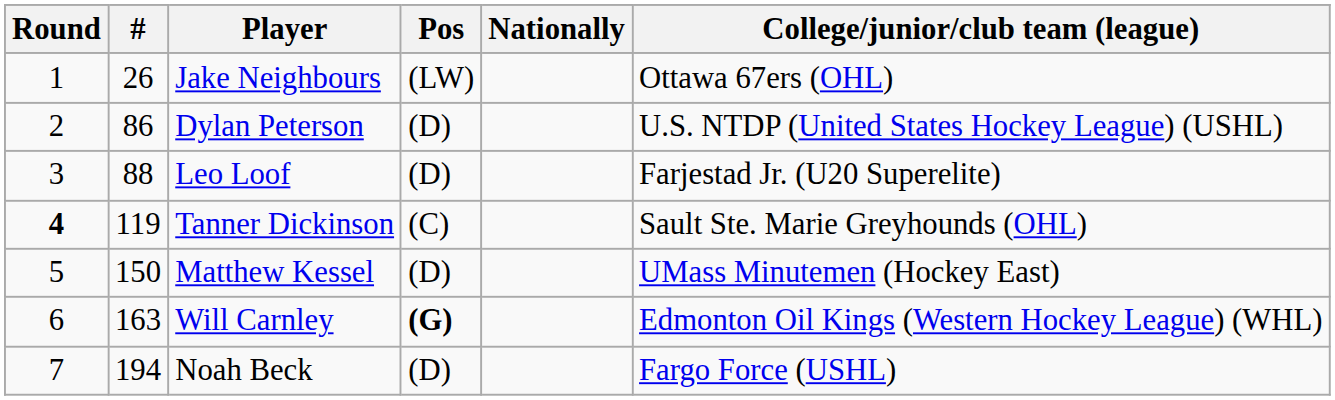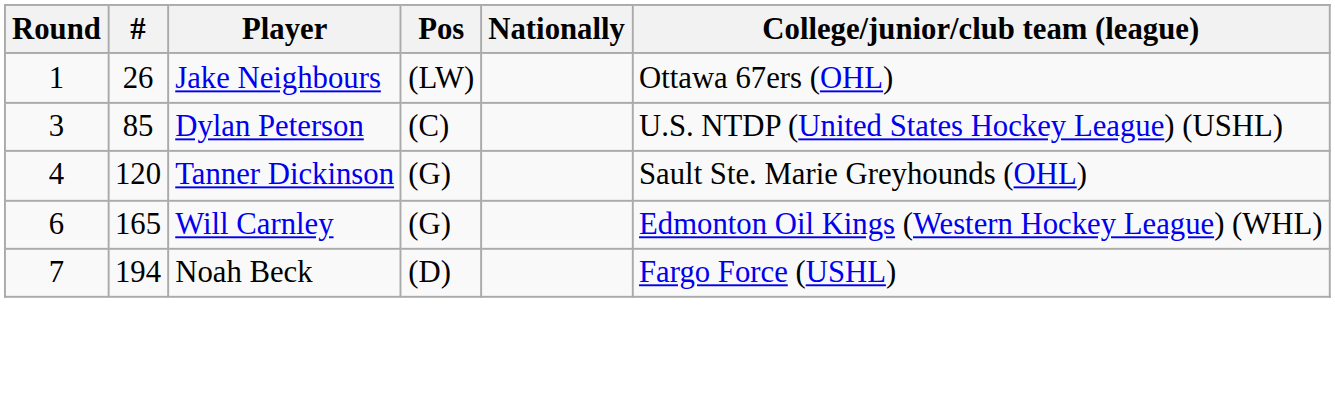(56, 126) 2 -> (56, 126) 3
(138, 126) 86 -> (138, 126) 85
(430, 126) (D) -> (429, 126) (C)
- row: (233, 175)
(56, 223) bold -> (56, 175) normal
(138, 223) 119 -> (138, 175) 120
(429, 223) (C) -> (430, 175) (G)
- row: (275, 272)
(138, 321) 163 -> (138, 223) 165
(430, 321) bold -> (430, 223) normal
